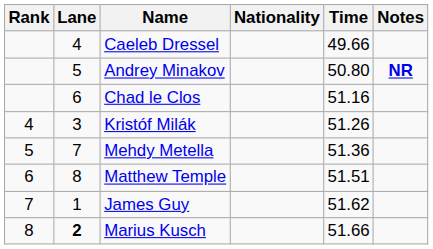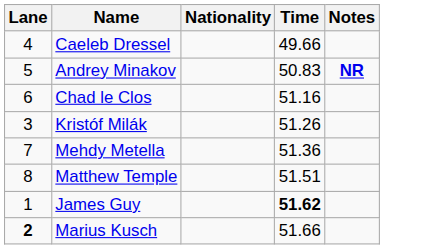- column: (29, 17)
(349, 71) 50.80 -> (300, 71) 50.83
(349, 204) normal -> (300, 204) bold
